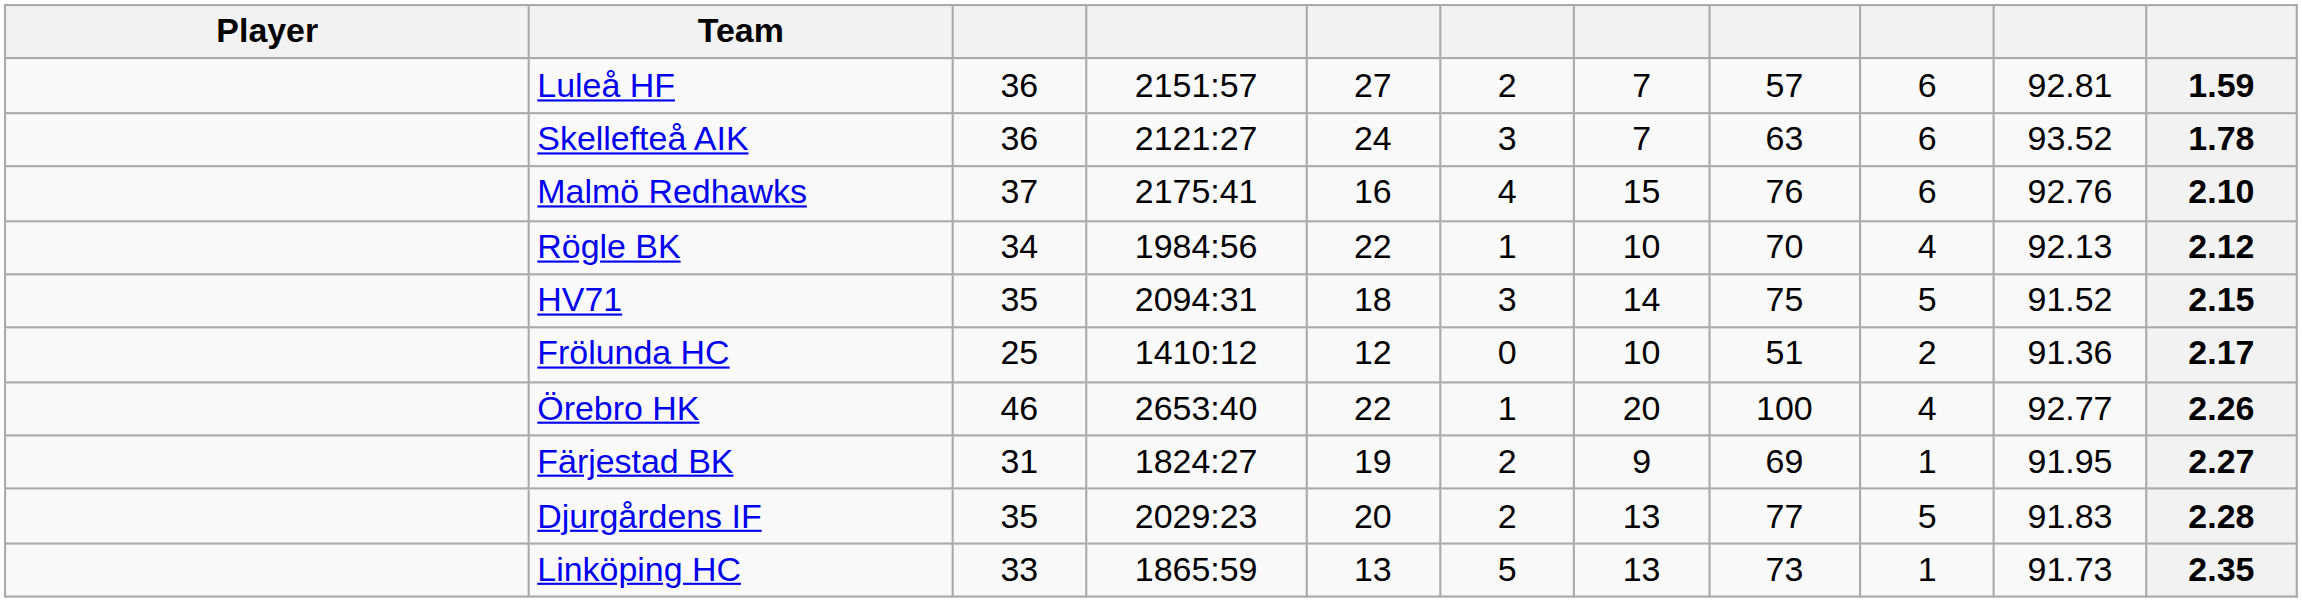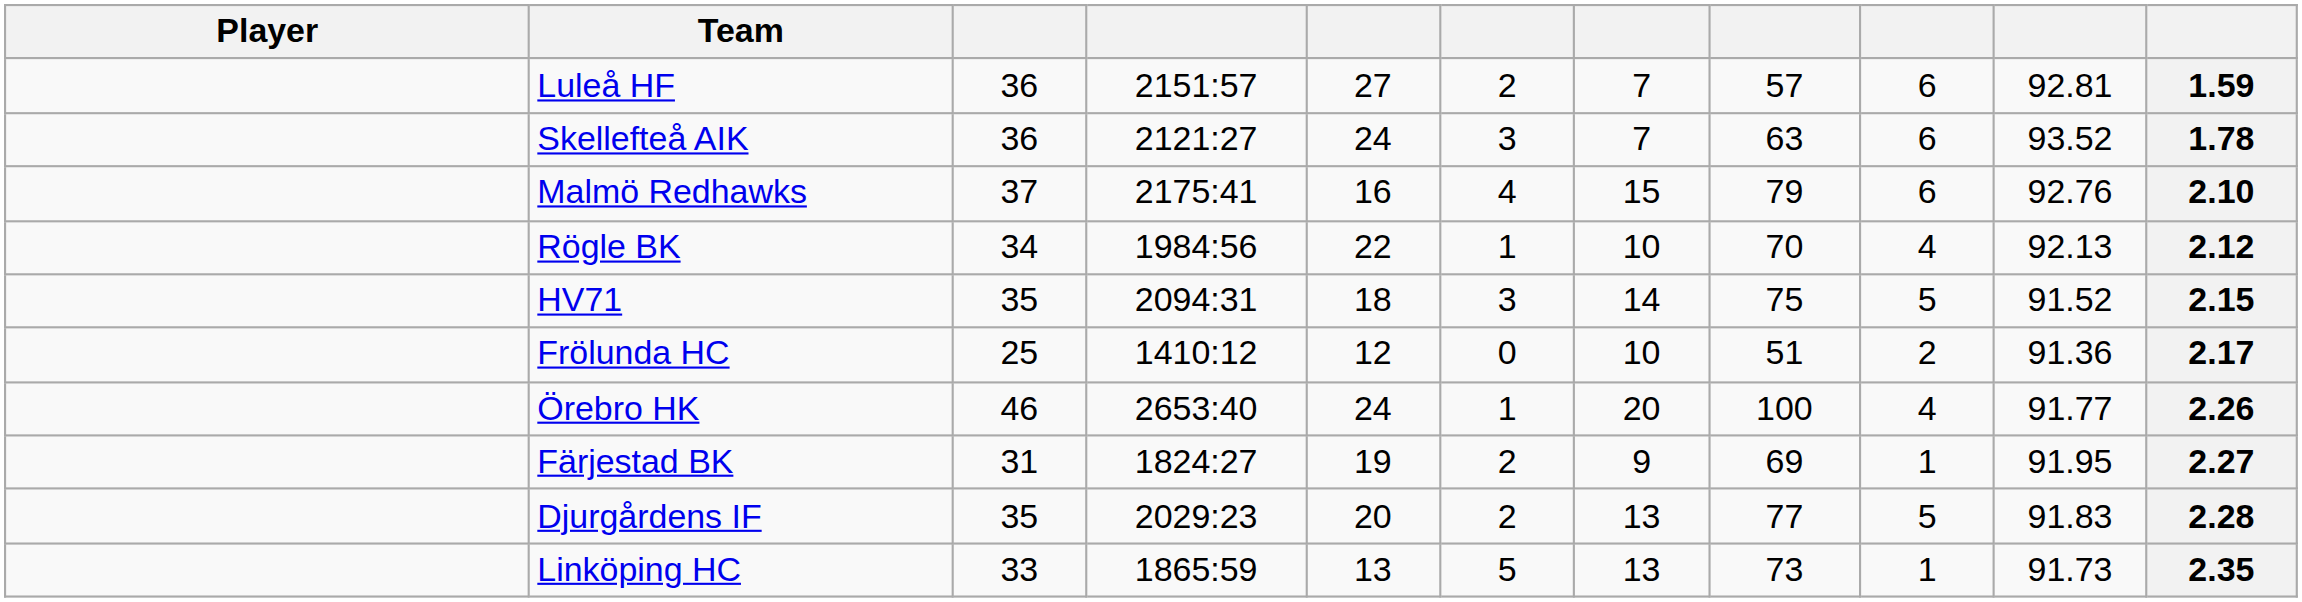(1784, 192) 76 -> (1784, 192) 79
(1373, 407) 22 -> (1373, 407) 24
(2070, 407) 92.77 -> (2070, 407) 91.77
